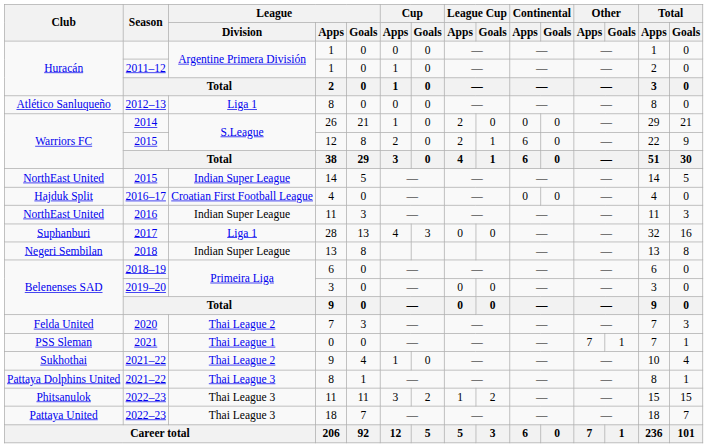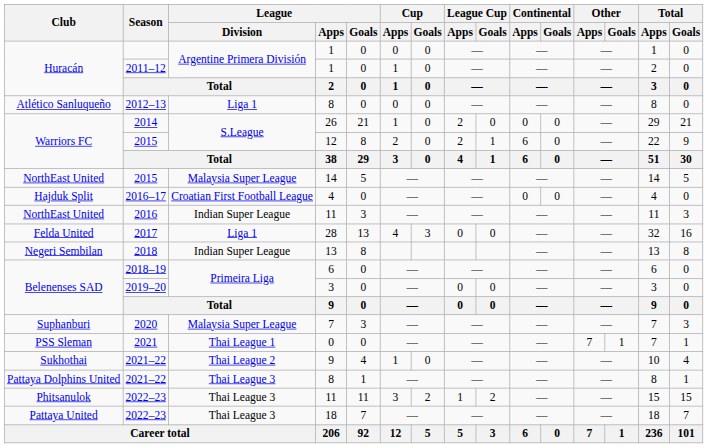(242, 178) Indian Super League -> (242, 178) Malaysia Super League
(64, 232) Suphanburi -> (64, 232) Felda United
(64, 324) Felda United -> (64, 324) Suphanburi
(242, 324) Thai League 2 -> (242, 324) Malaysia Super League
